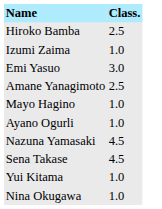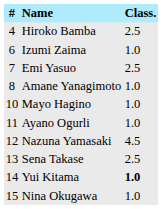+ column: (12, 13)
(117, 68) 3.0 -> (133, 68) 2.5
(117, 86) 2.5 -> (133, 86) 1.0
(117, 159) 4.5 -> (133, 159) 2.5
(117, 177) normal -> (133, 177) bold
